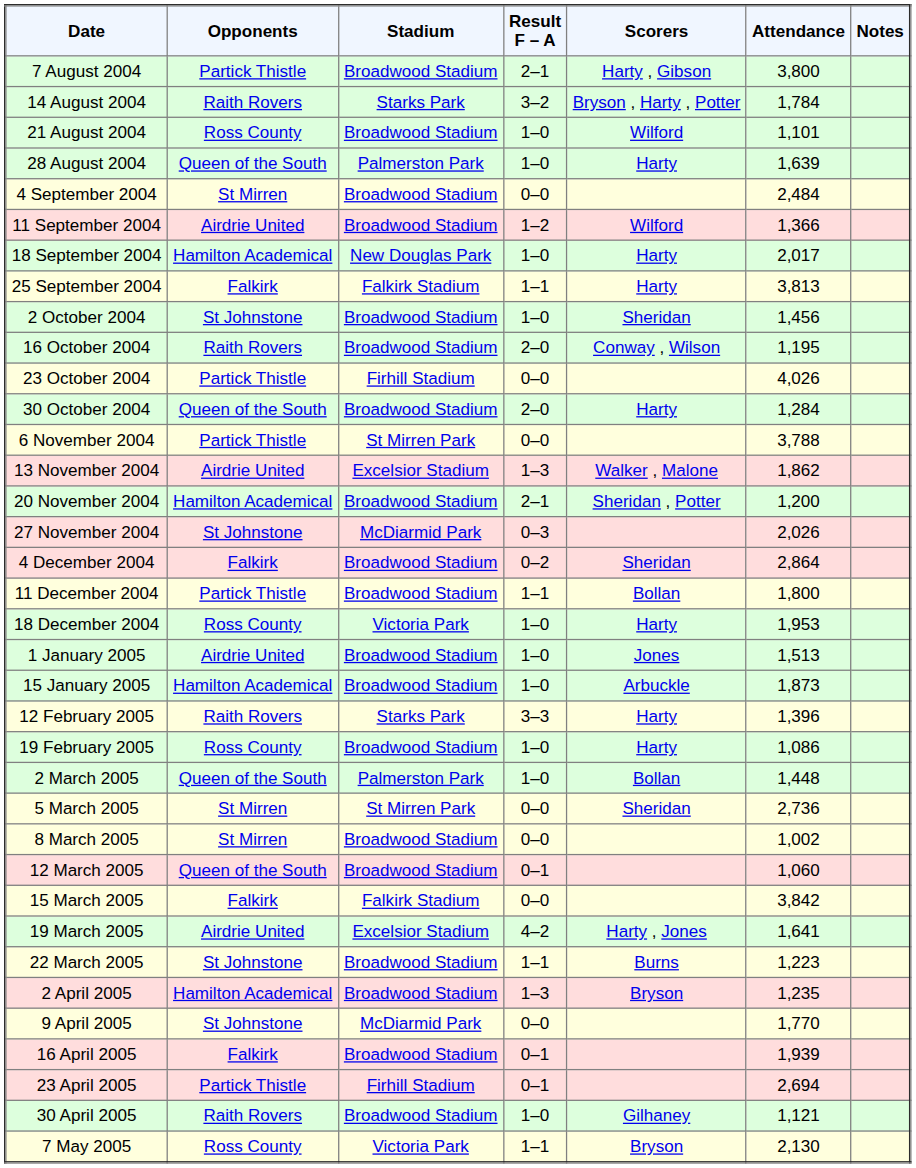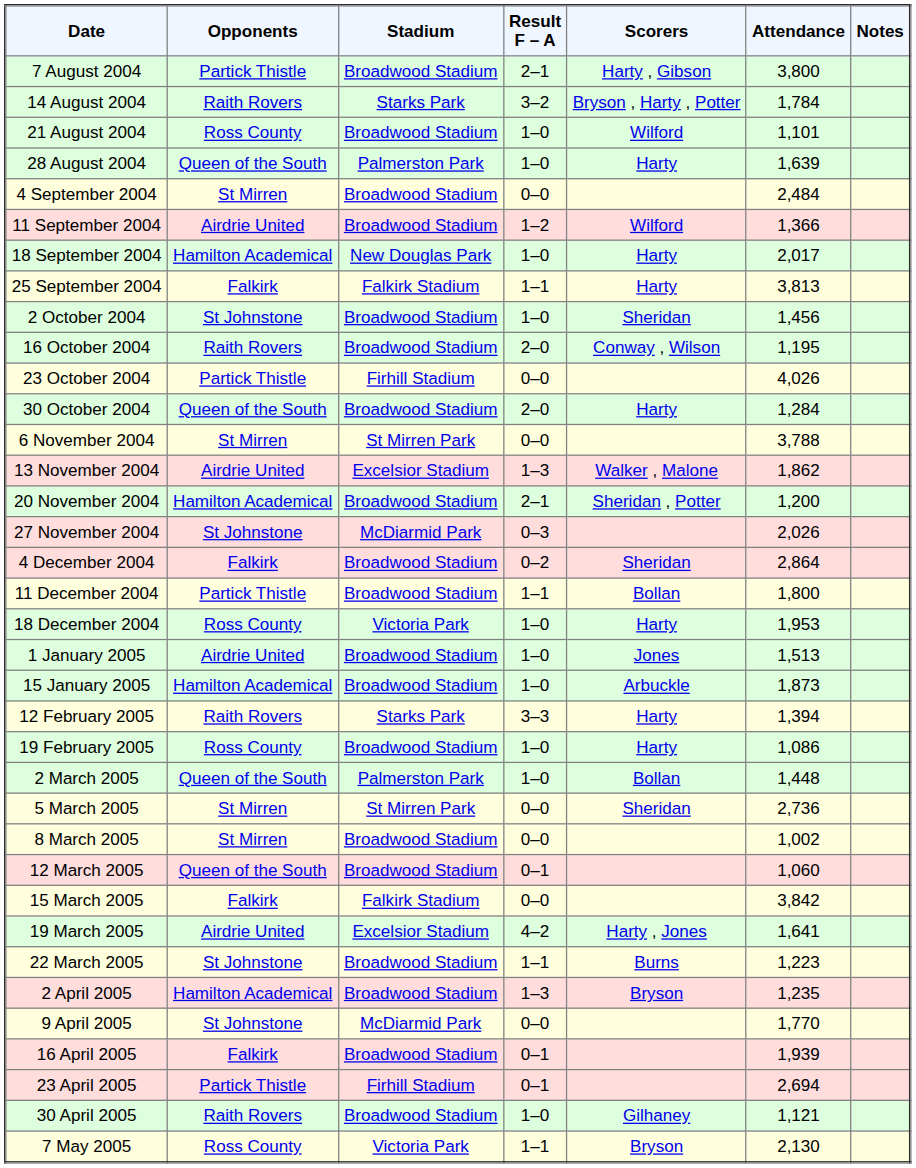(253, 440) Partick Thistle -> (253, 440) St Mirren
(798, 716) 1,396 -> (798, 716) 1,394
